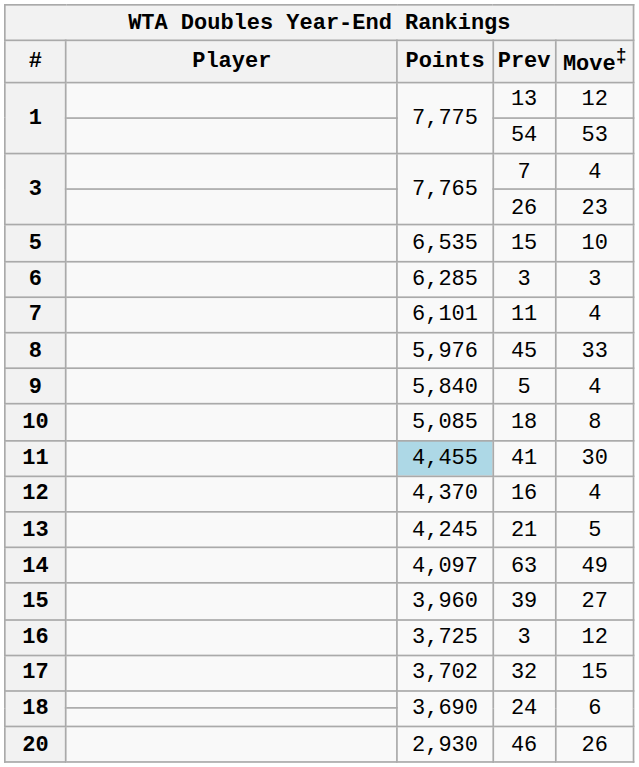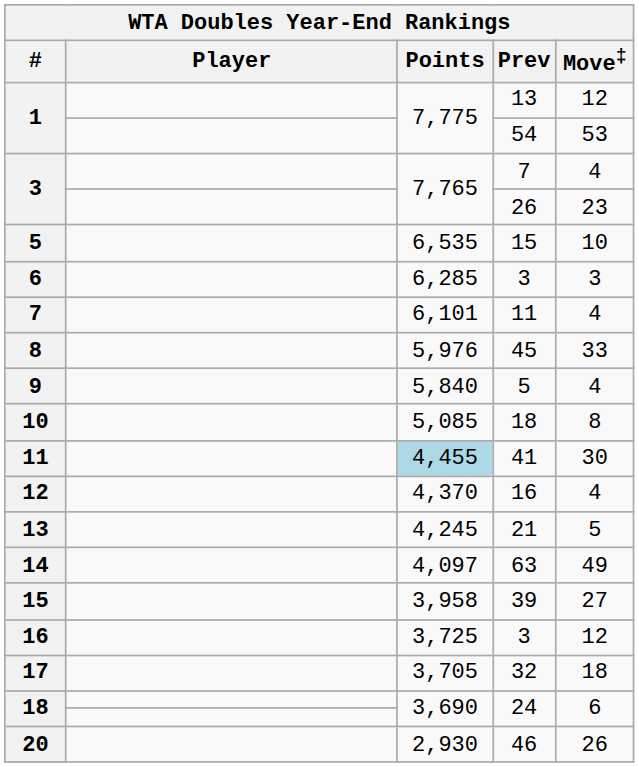(445, 601) 3,960 -> (445, 601) 3,958
(445, 673) 3,702 -> (445, 673) 3,705
(595, 673) 15 -> (595, 673) 18
